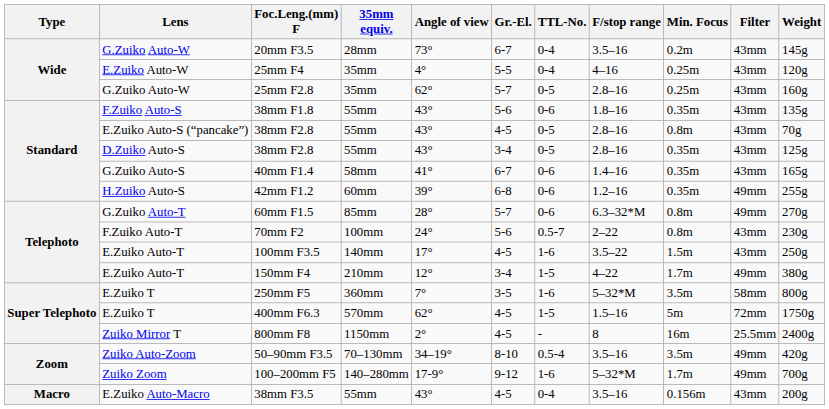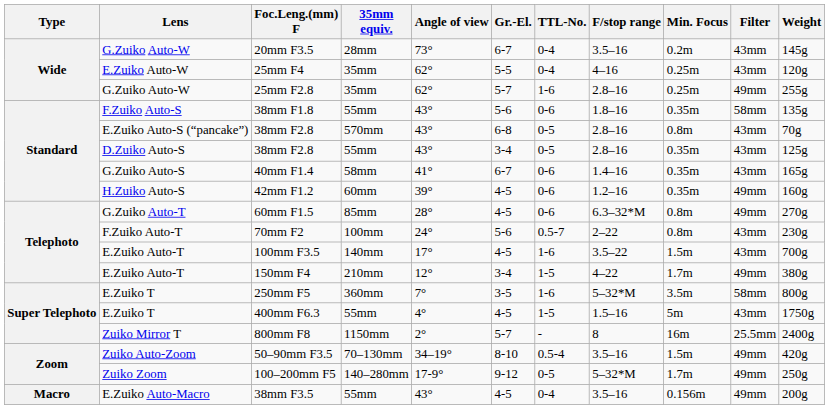(420, 69) 4° -> (424, 69) 62°
(546, 89) 0-5 -> (546, 89) 1-6
(750, 89) 43mm -> (750, 89) 49mm
(795, 89) 160g -> (795, 89) 255g
(750, 110) 43mm -> (750, 110) 58mm
(360, 130) 55mm -> (364, 130) 570mm
(503, 130) 4-5 -> (503, 130) 6-8
(503, 191) 6-8 -> (503, 191) 4-5
(795, 191) 255g -> (795, 191) 160g
(503, 211) 5-7 -> (503, 211) 4-5
(795, 252) 250g -> (795, 252) 700g
(364, 313) 570mm -> (360, 313) 55mm
(424, 313) 62° -> (420, 313) 4°
(750, 313) 72mm -> (750, 313) 43mm
(503, 333) 4-5 -> (503, 333) 5-7
(680, 353) 3.5m -> (680, 353) 1.5m
(546, 374) 1-6 -> (546, 374) 0-5
(795, 374) 700g -> (795, 374) 250g
(750, 394) 43mm -> (750, 394) 49mm
